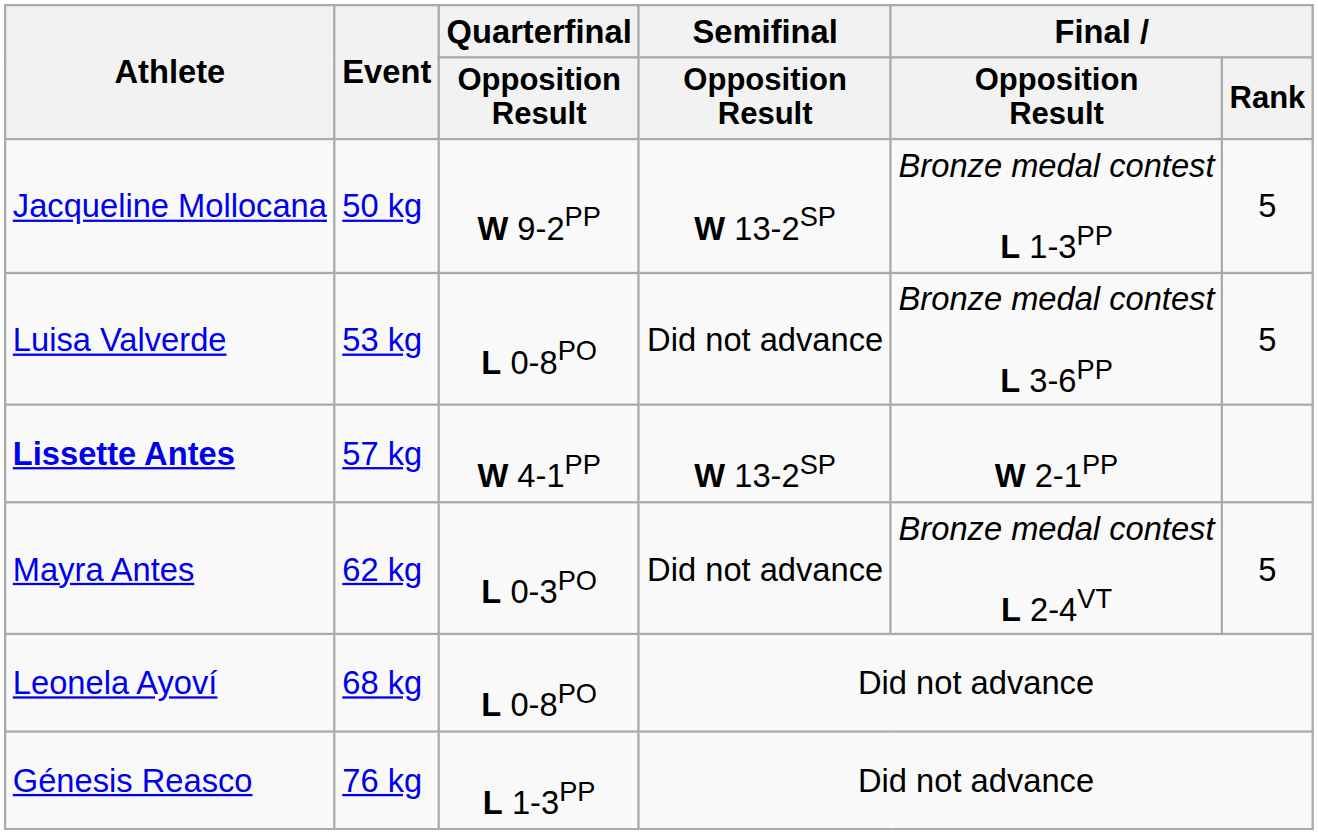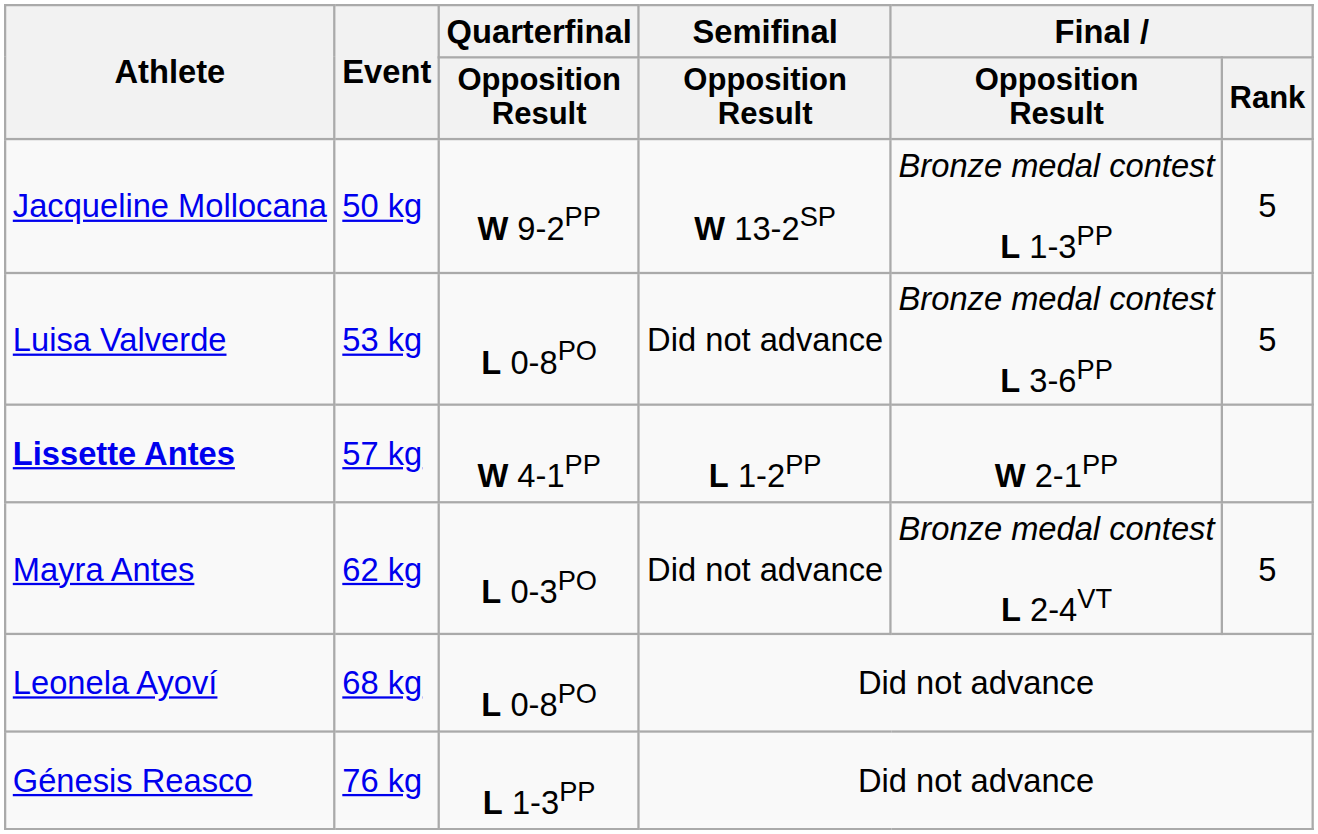(765, 472) W 13-2SP -> (765, 472) L 1-2PP
